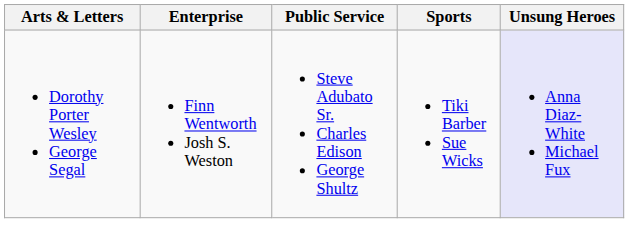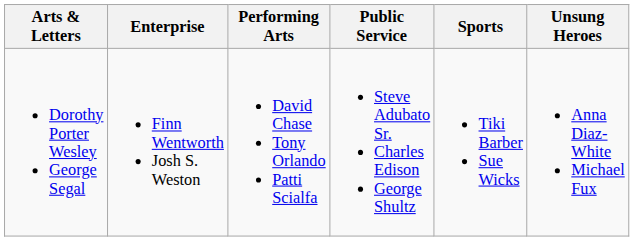+ column: (279, 26)
(562, 133) lavender background -> (578, 151) no background
